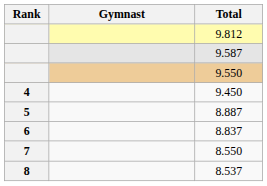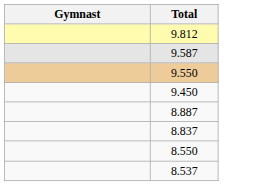- column: (27, 14)
